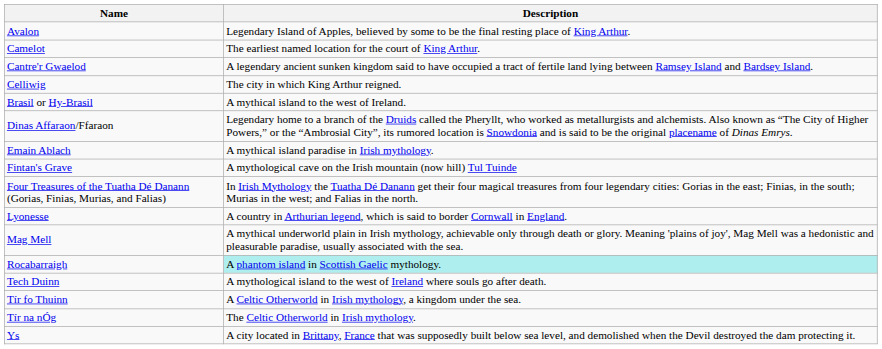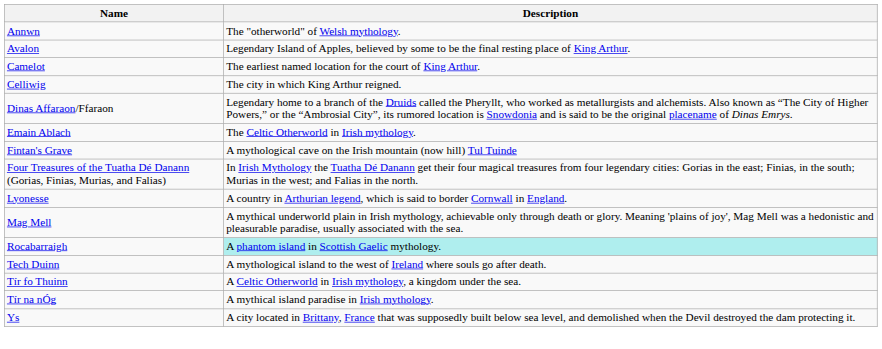+ row: (23, 31)
- row: (46, 66)
- row: (50, 102)
(330, 150) A mythical island paradise in Irish mythology. -> (321, 132) The Celtic Otherworld in Irish mythology.
(321, 317) The Celtic Otherworld in Irish mythology. -> (330, 299) A mythical island paradise in Irish mythology.
